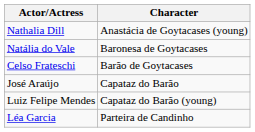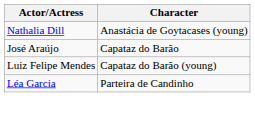- row: (41, 48)
- row: (41, 65)
